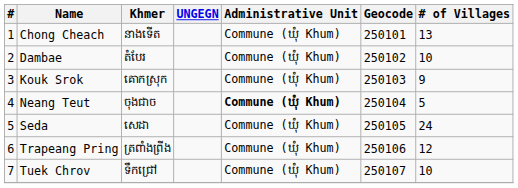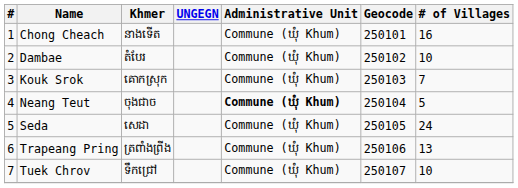(426, 35) 13 -> (426, 35) 16
(422, 80) 9 -> (422, 80) 7
(426, 148) 12 -> (426, 148) 13
